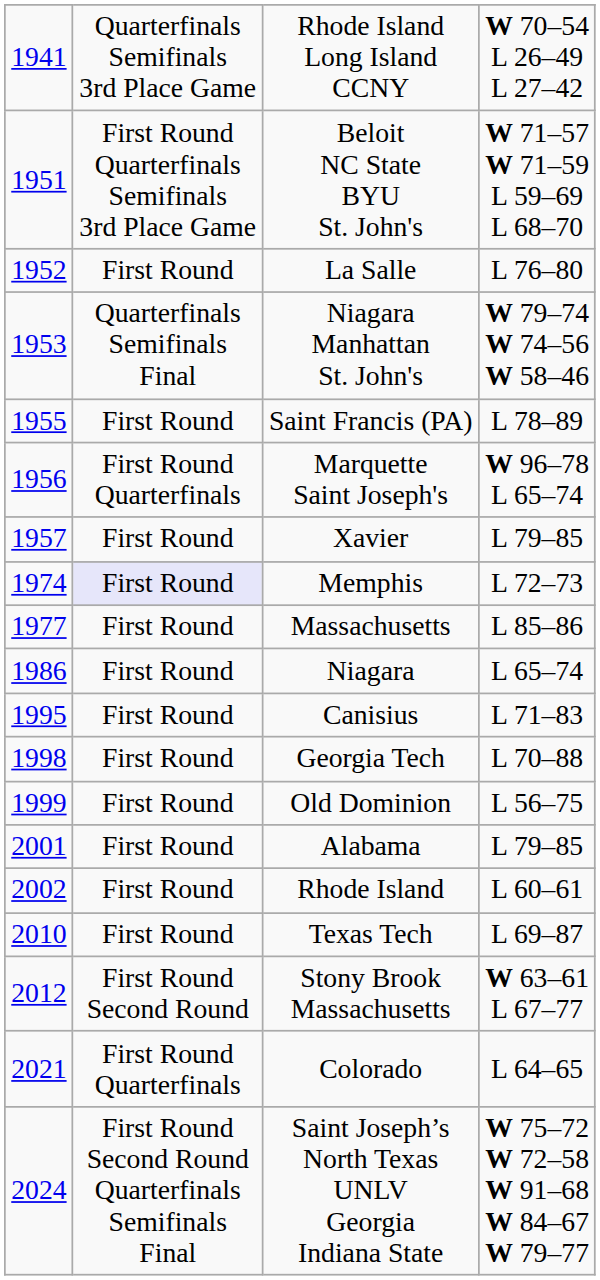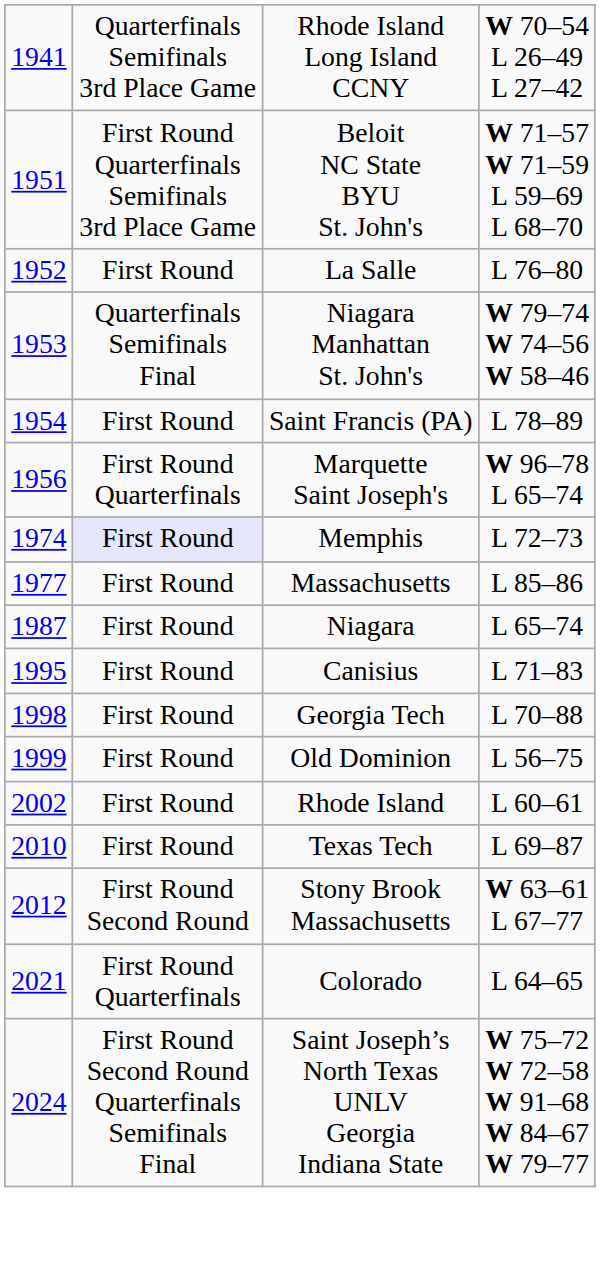(39, 420) 1955 -> (39, 420) 1954
- row: (371, 538)
(39, 670) 1986 -> (39, 626) 1987
- row: (371, 846)
